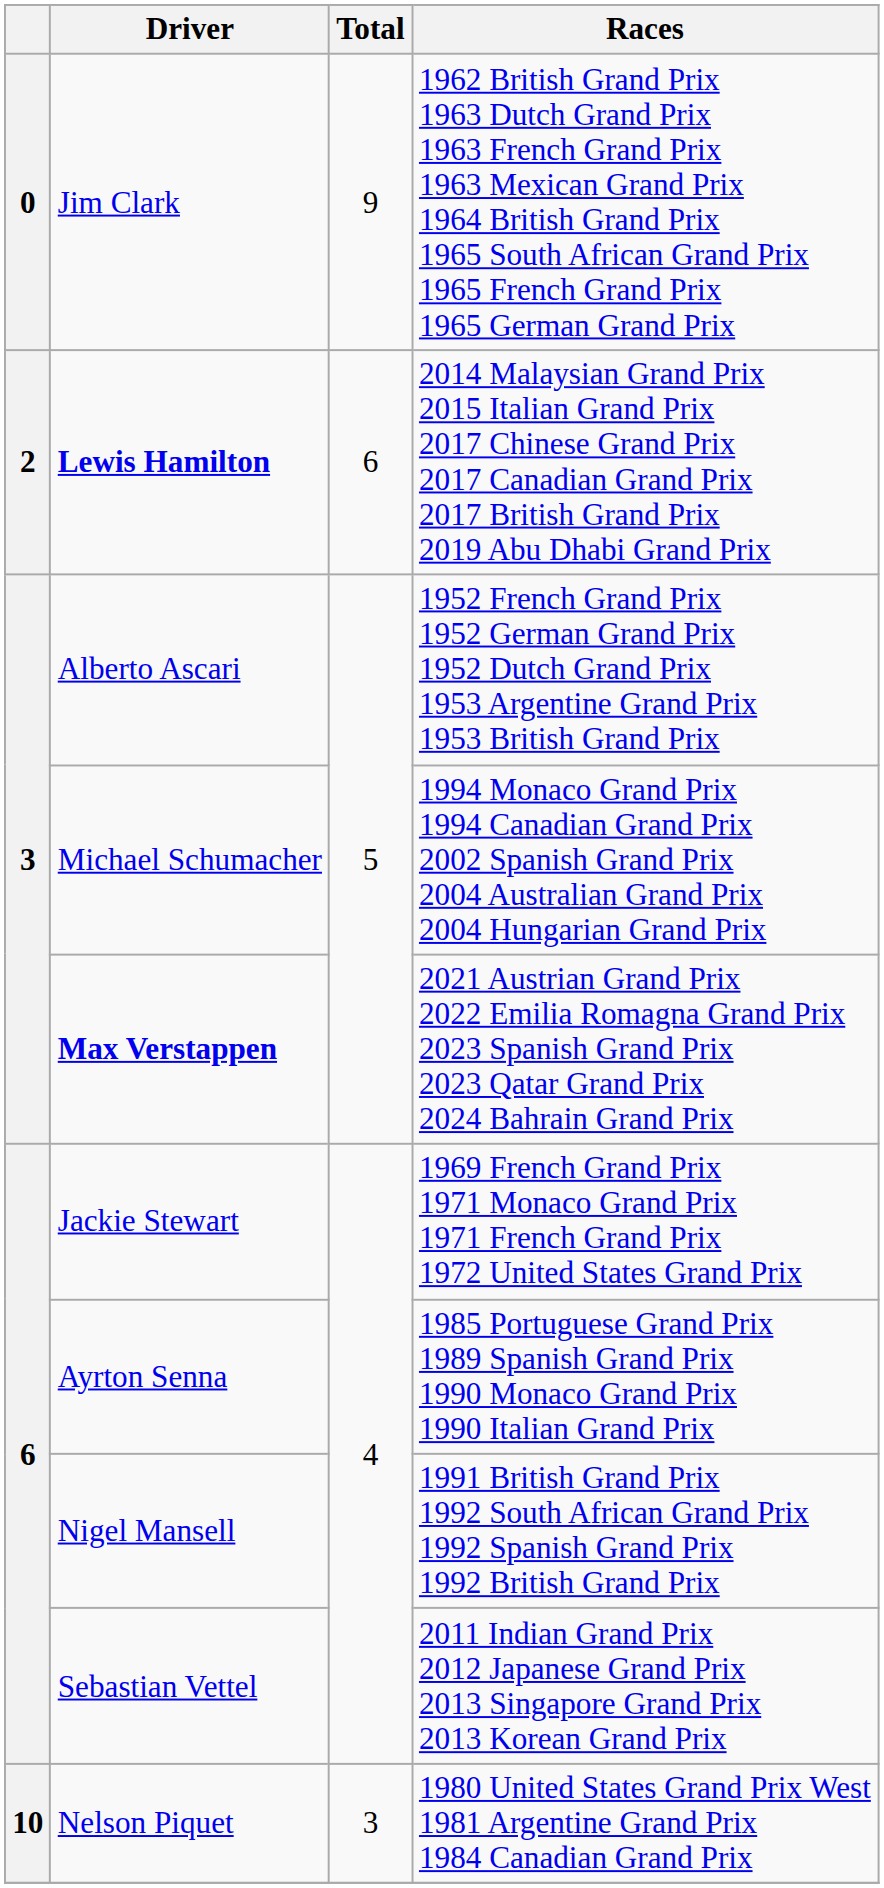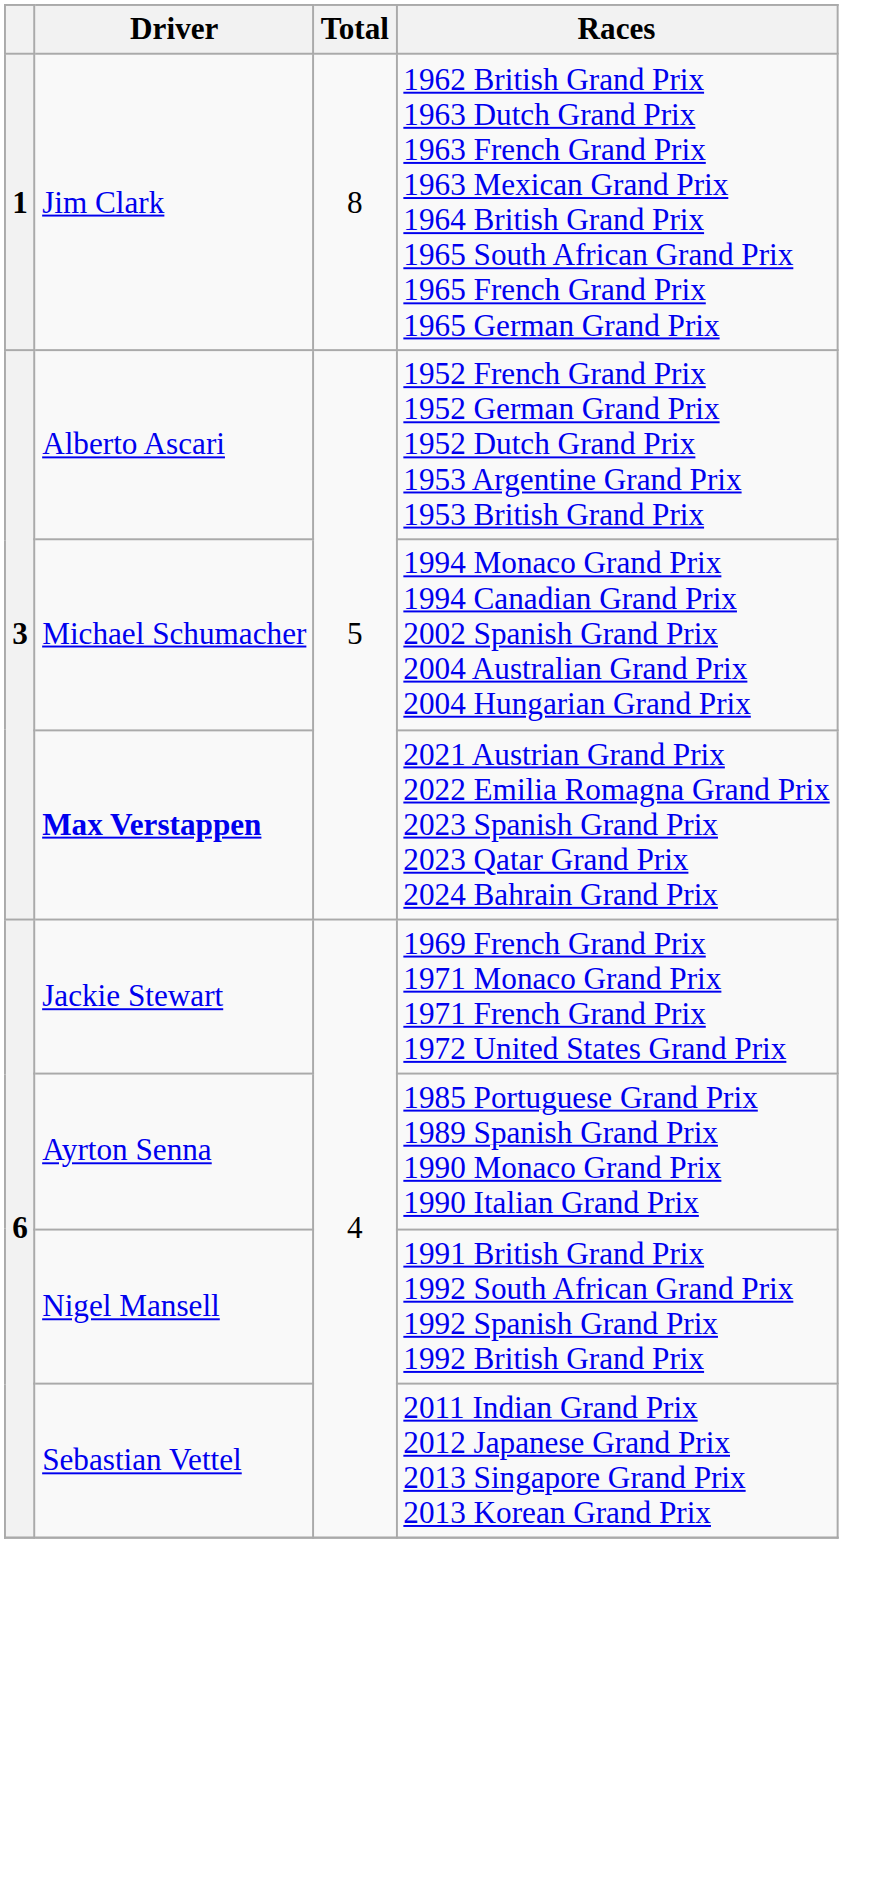(28, 201) 0 -> (20, 201) 1
(370, 201) 9 -> (355, 201) 8
- row: (164, 461)
- row: (146, 1822)
